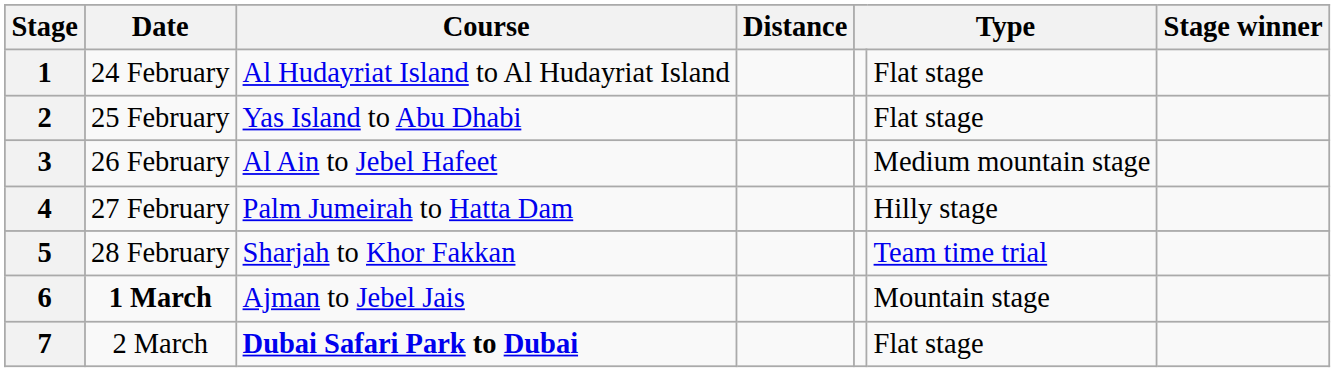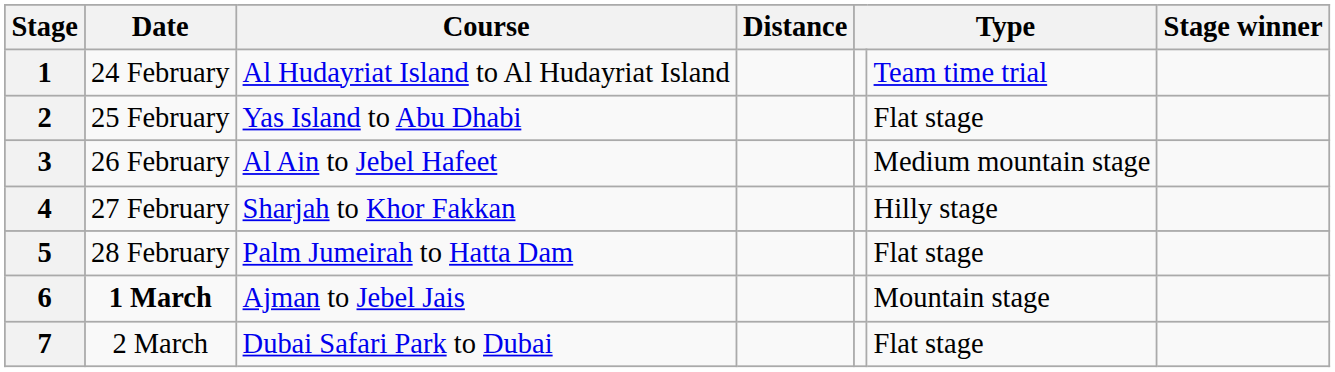(929, 72) Flat stage -> (960, 72) Team time trial
(408, 207) Palm Jumeirah to Hatta Dam -> (379, 207) Sharjah to Khor Fakkan
(379, 252) Sharjah to Khor Fakkan -> (408, 252) Palm Jumeirah to Hatta Dam
(960, 252) Team time trial -> (929, 252) Flat stage
(410, 343) bold -> (398, 343) normal
